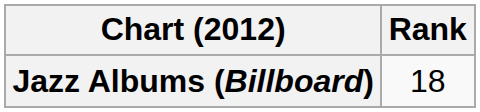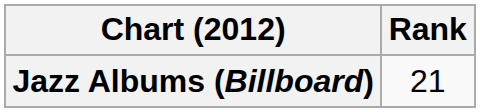(428, 80) 18 -> (428, 80) 21
